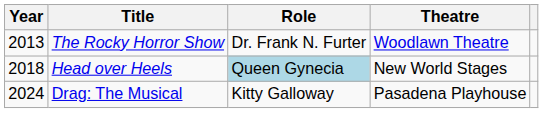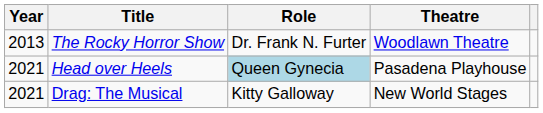(26, 68) 2018 -> (26, 68) 2021
(440, 68) New World Stages -> (450, 68) Pasadena Playhouse
(26, 94) 2024 -> (26, 94) 2021
(450, 94) Pasadena Playhouse -> (440, 94) New World Stages
